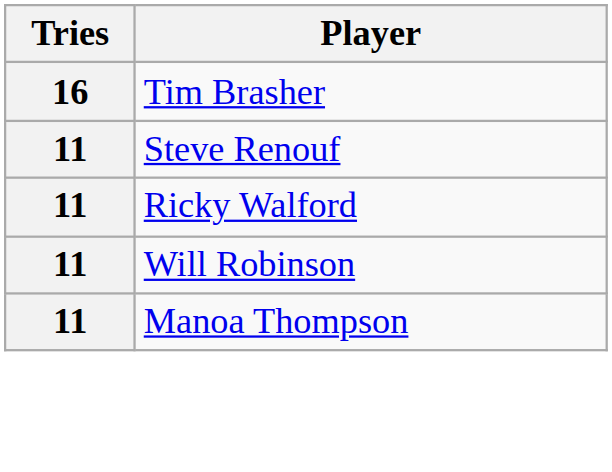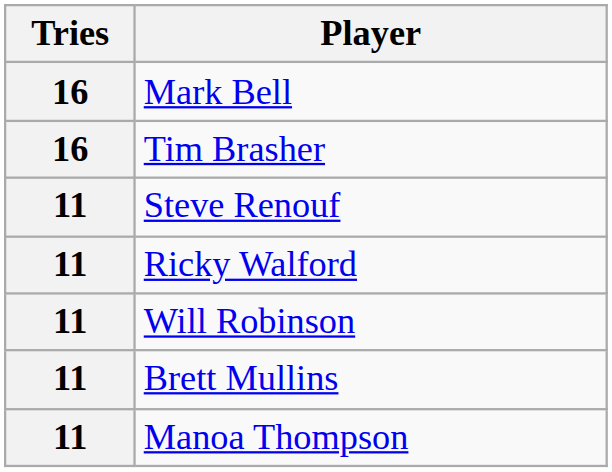+ row: (218, 90)
+ row: (241, 378)
